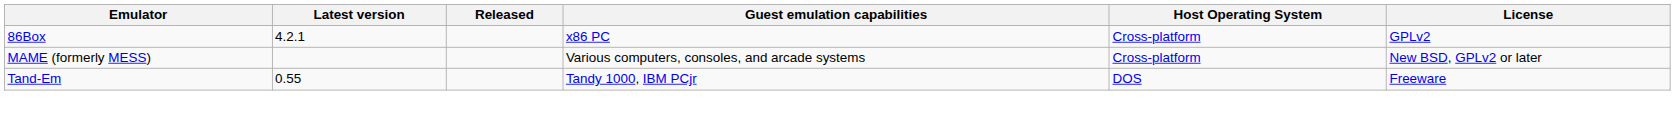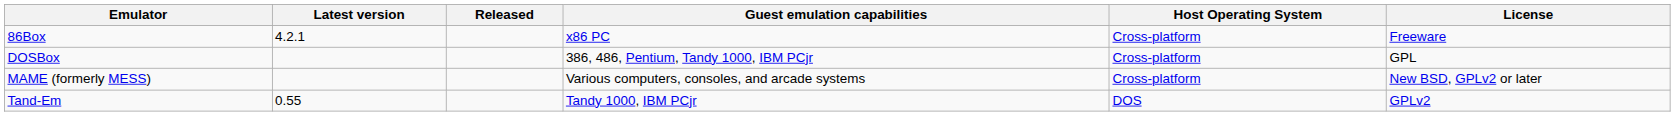(1410, 36) GPLv2 -> (1418, 36) Freeware
+ row: (34, 57)
(1418, 79) Freeware -> (1410, 100) GPLv2
